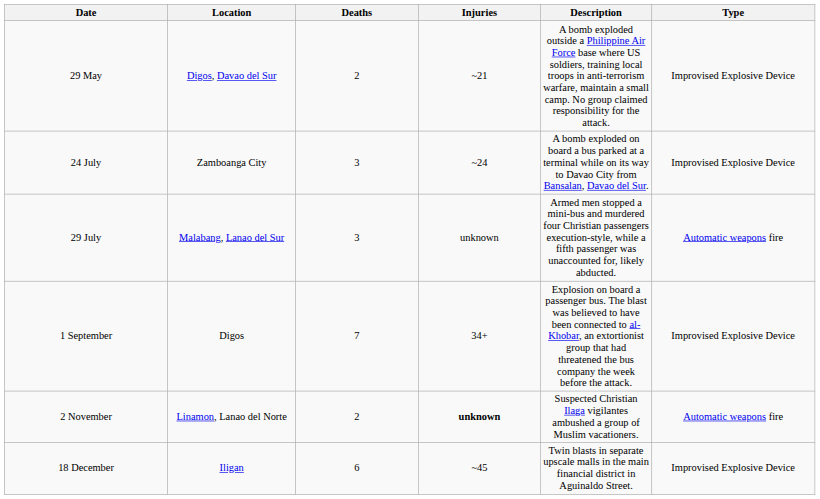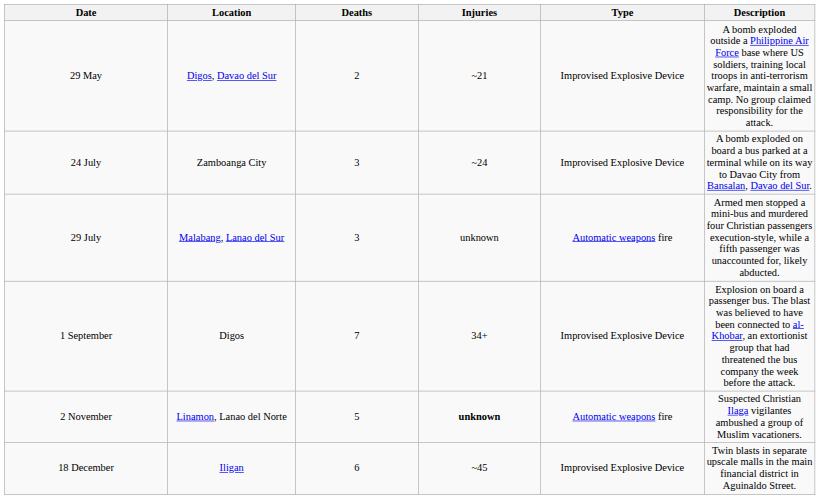columns swapped: (733, 12) <-> (596, 12)
(357, 416) 2 -> (357, 416) 5
